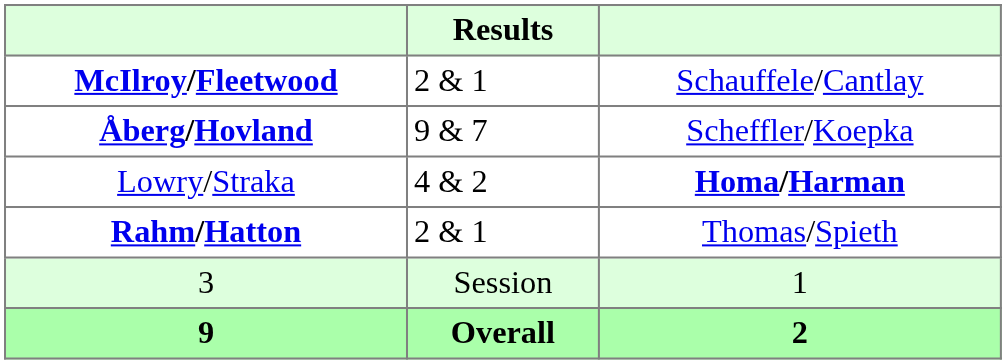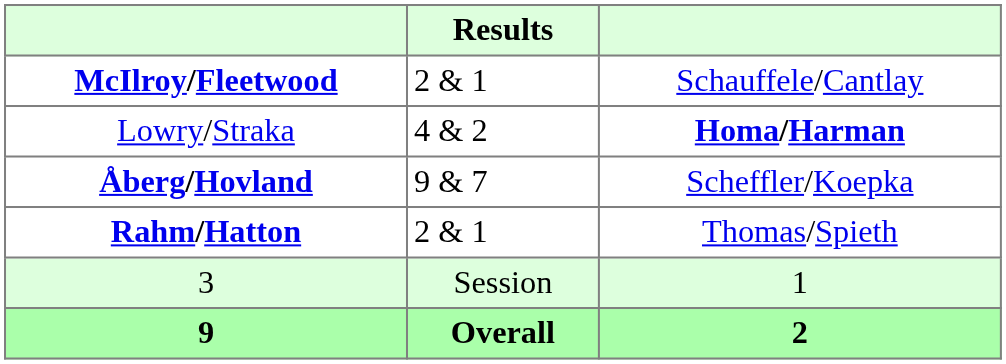rows swapped: (206, 130) <-> (206, 181)
